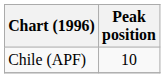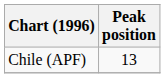(129, 60) 10 -> (129, 60) 13
